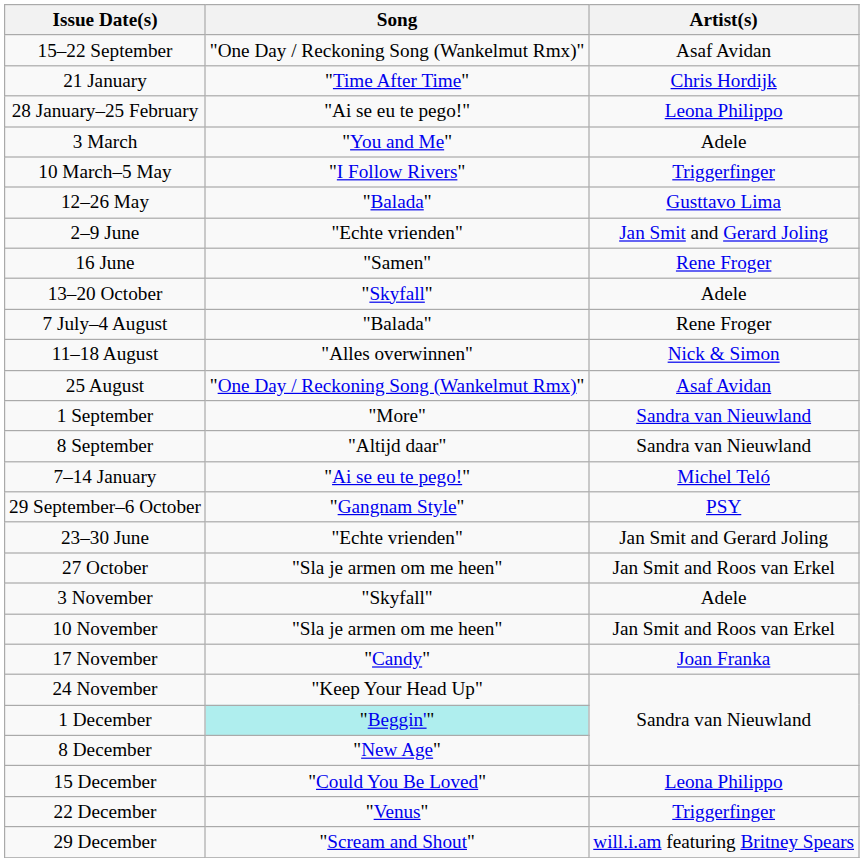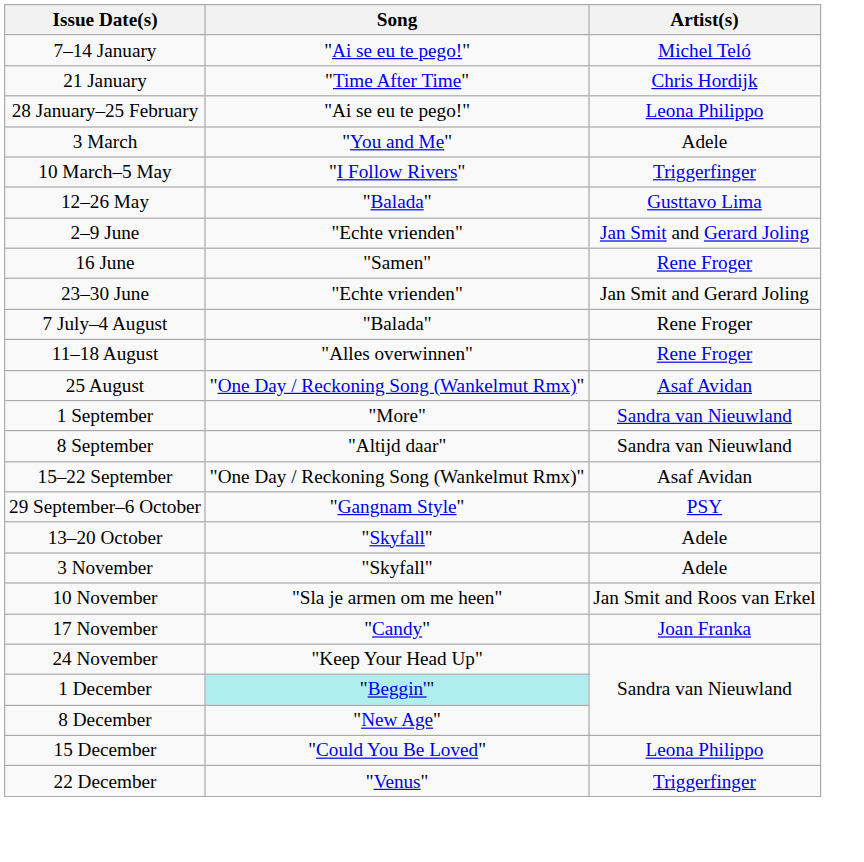rows swapped: (105, 476) <-> (105, 50)
rows swapped: (105, 537) <-> (105, 293)
(724, 354) Nick & Simon -> (704, 354) Rene Froger
- row: (105, 567)
- row: (105, 841)
